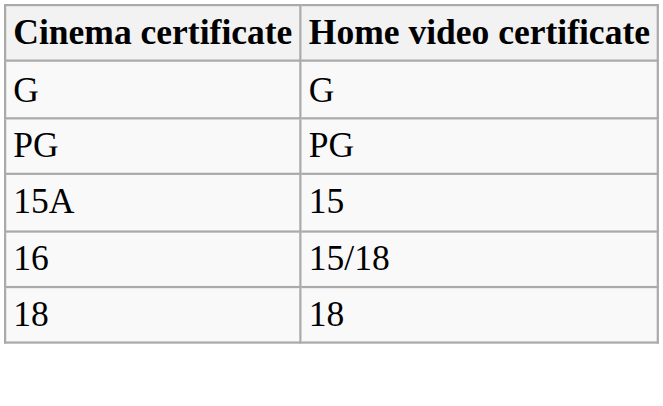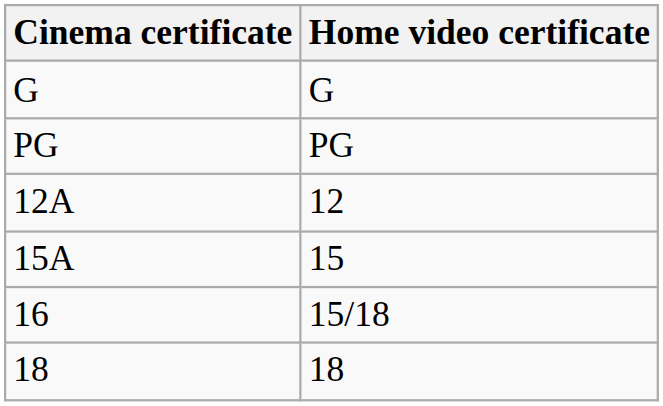+ row: (44, 201)
